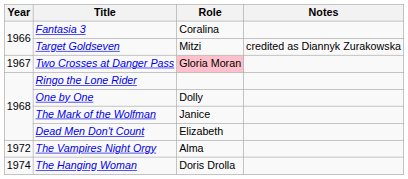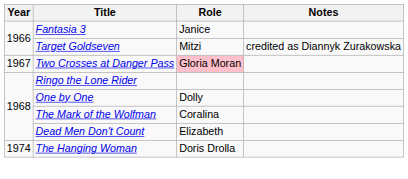(199, 30) Coralina -> (195, 30) Janice
(195, 115) Janice -> (199, 115) Coralina
- row: (96, 149)
